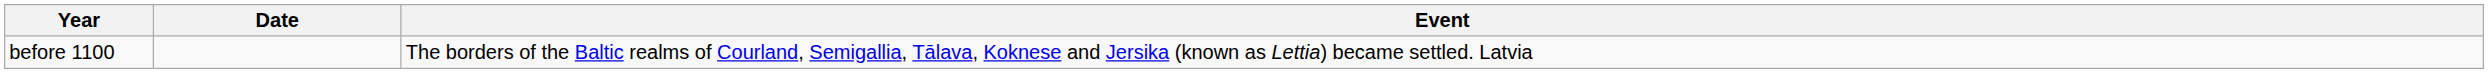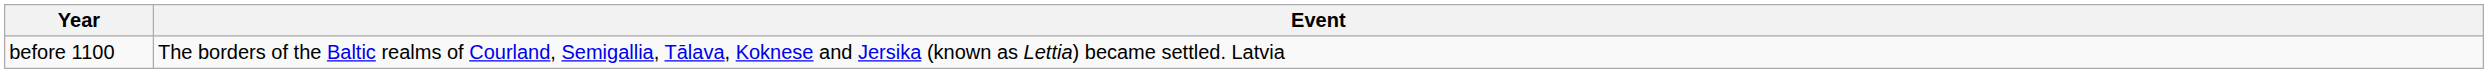- column: (277, 20)
